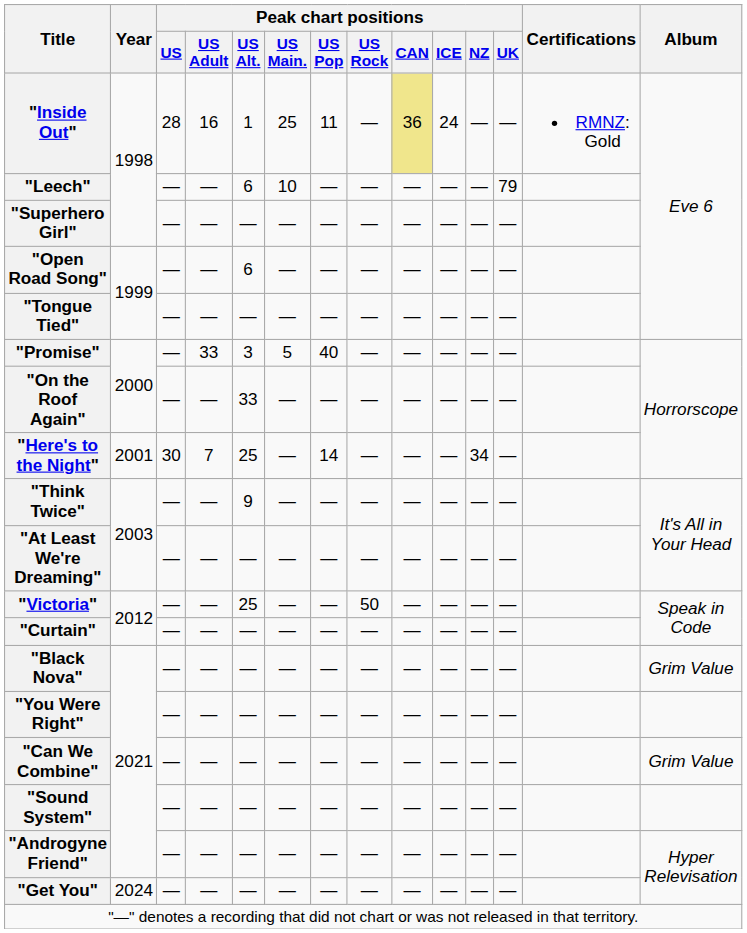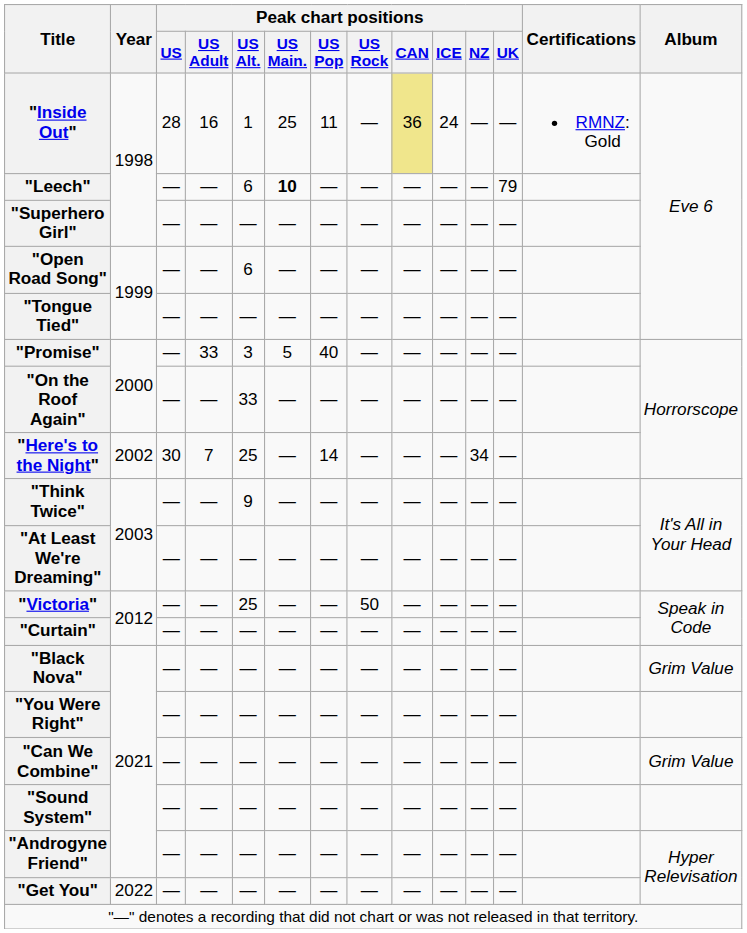(287, 186) normal -> (287, 186) bold
(134, 455) 2001 -> (134, 455) 2002
(134, 890) 2024 -> (134, 890) 2022
